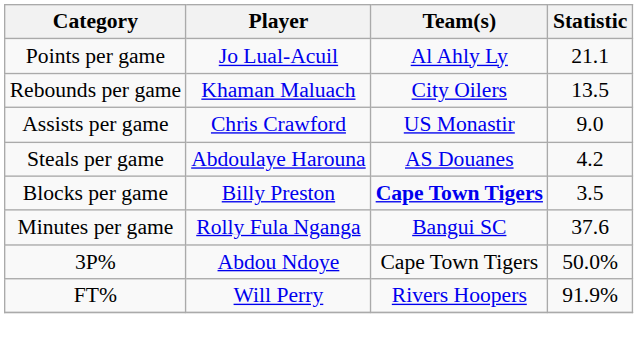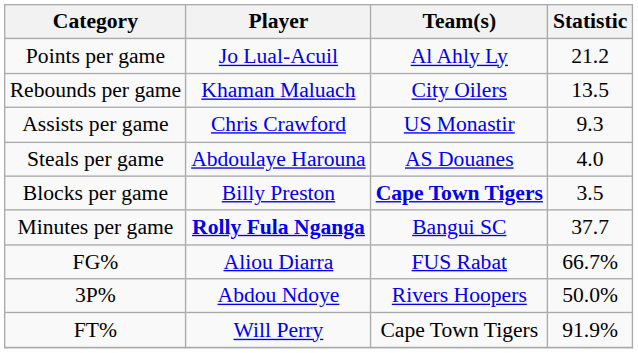(590, 55) 21.1 -> (590, 55) 21.2
(590, 124) 9.0 -> (590, 124) 9.3
(590, 158) 4.2 -> (590, 158) 4.0
(278, 227) normal -> (278, 227) bold
(590, 227) 37.6 -> (590, 227) 37.7
+ row: (95, 261)
(459, 261) Cape Town Tigers -> (459, 295) Rivers Hoopers
(459, 295) Rivers Hoopers -> (459, 329) Cape Town Tigers
